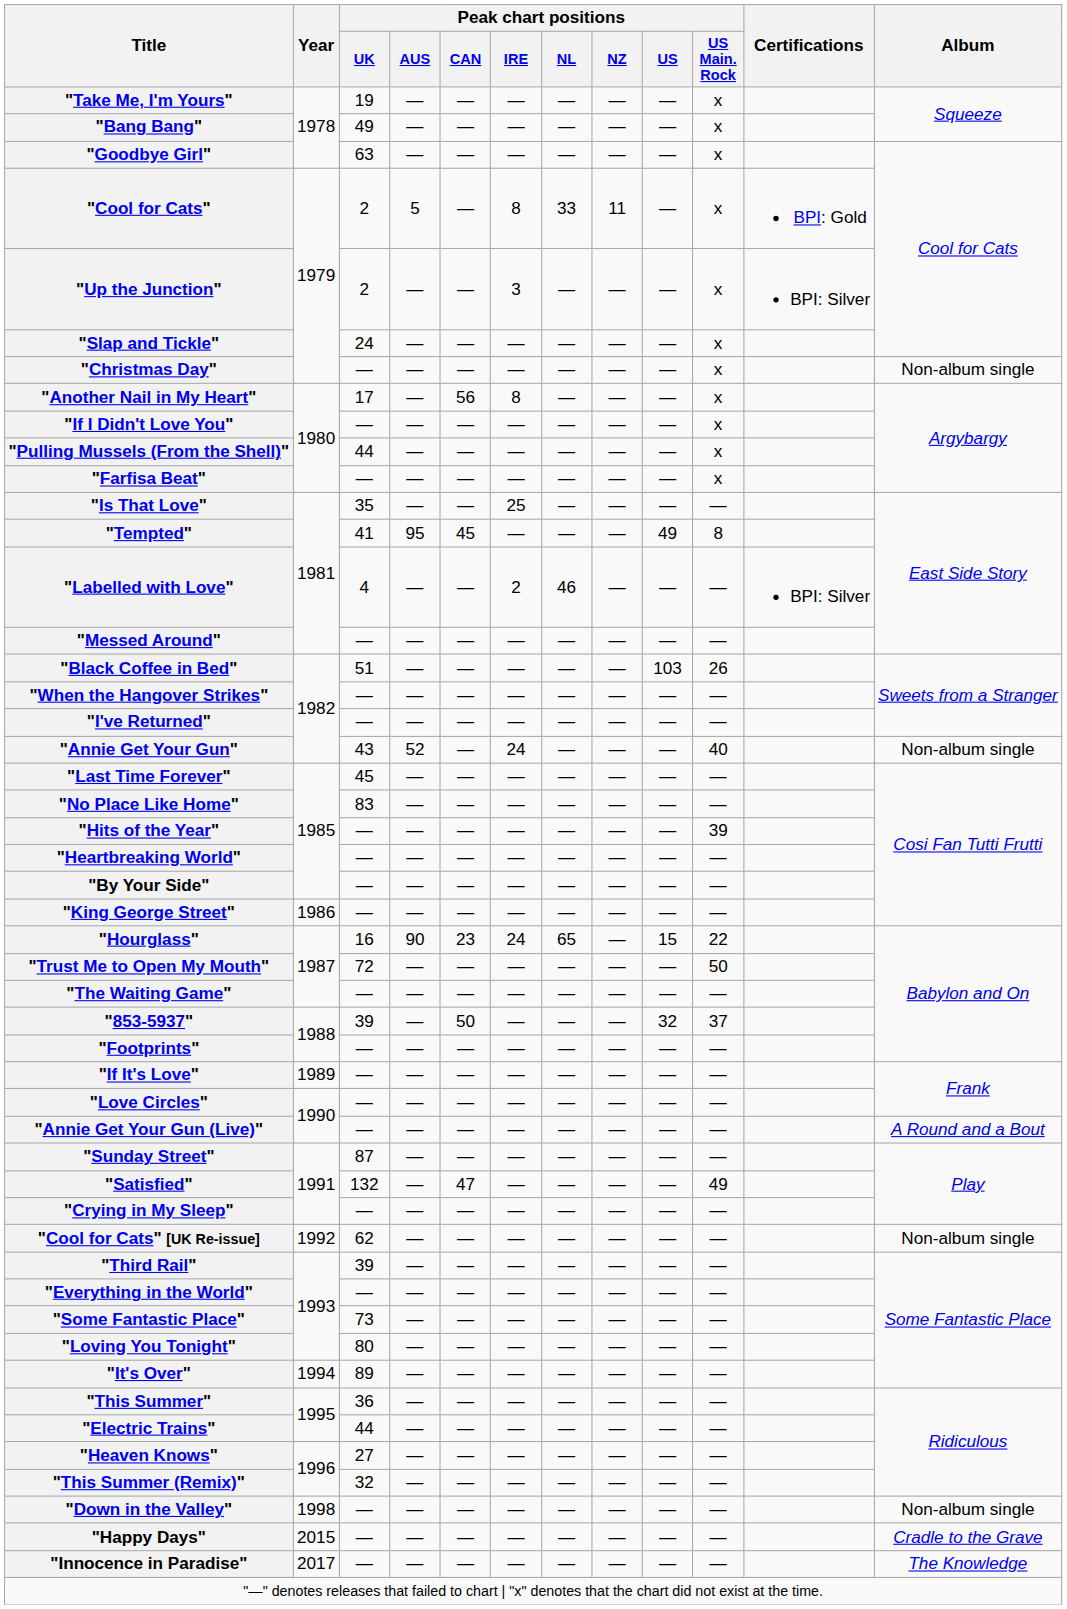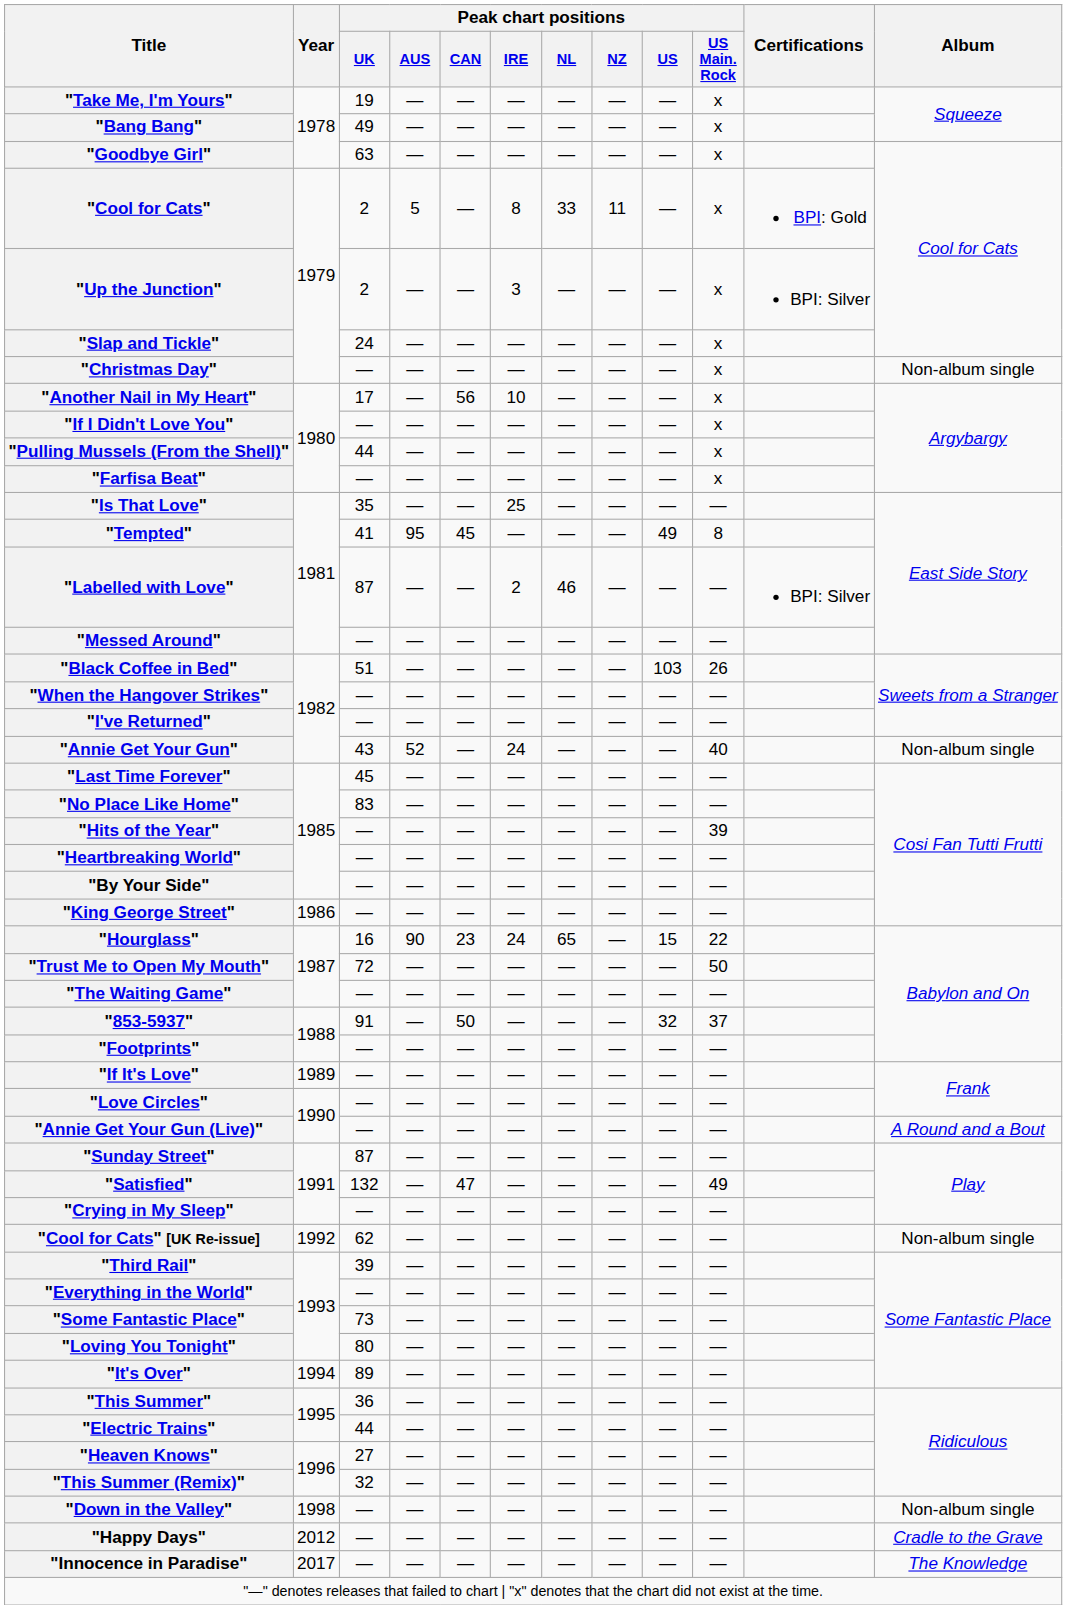(516, 397) 8 -> (516, 397) 10
(364, 586) 4 -> (364, 586) 87
(364, 1021) 39 -> (364, 1021) 91
(316, 1536) 2015 -> (316, 1536) 2012
